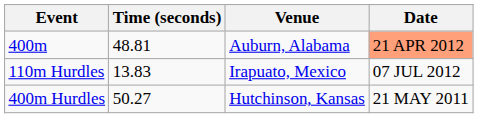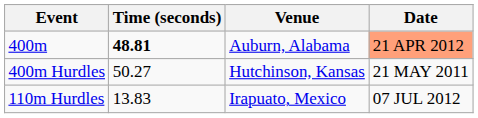(132, 44) normal -> (132, 44) bold
rows swapped: (57, 98) <-> (56, 71)
